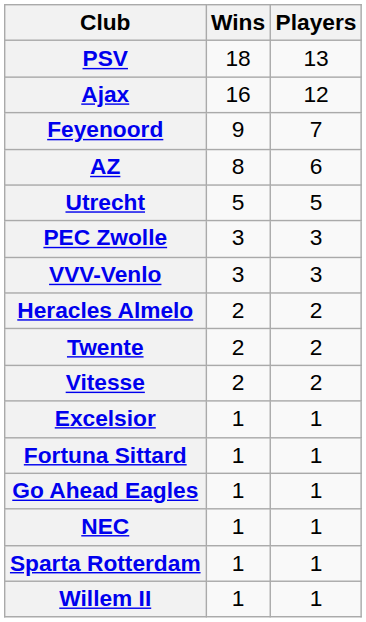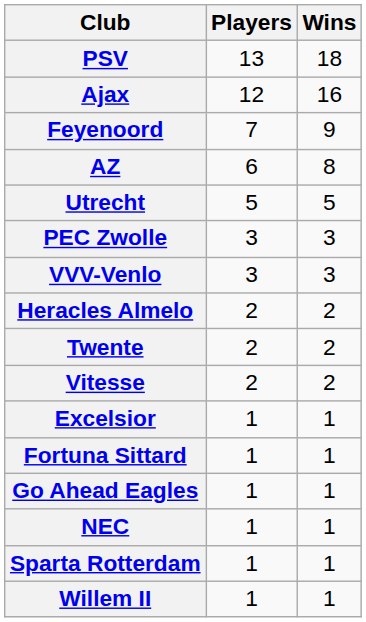columns swapped: (316, 22) <-> (238, 22)
